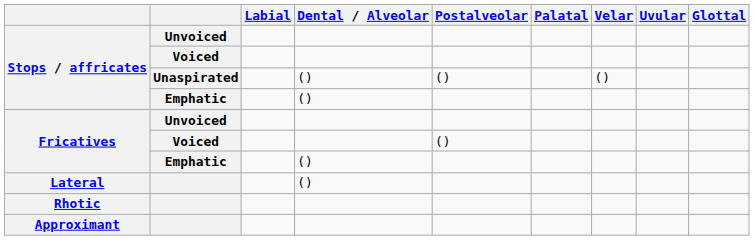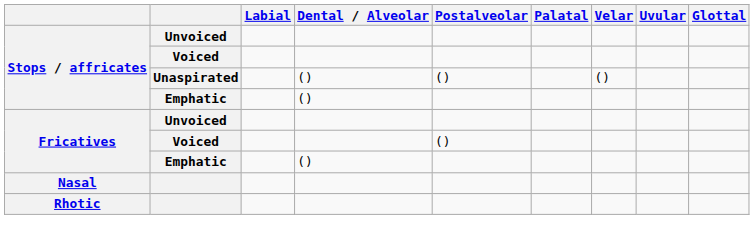+ row: (77, 183)
- row: (77, 183)
- row: (77, 225)
